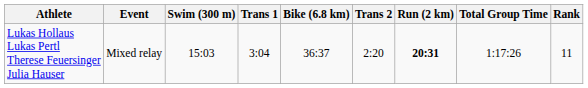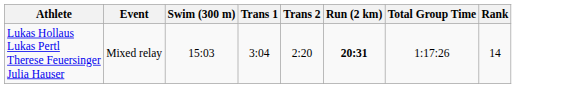- column: (316, 14)
(567, 53) 11 -> (495, 53) 14
